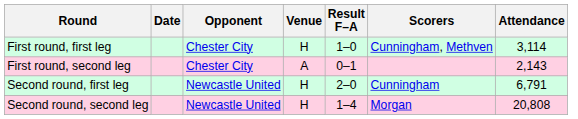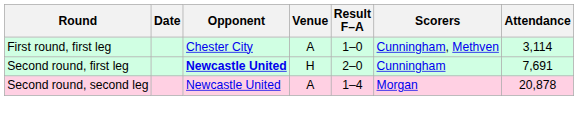(304, 47) H -> (310, 47) A
- row: (69, 66)
(233, 85) normal -> (236, 66) bold
(532, 85) 6,791 -> (538, 66) 7,691
(304, 104) H -> (310, 85) A
(532, 104) 20,808 -> (538, 85) 20,878
